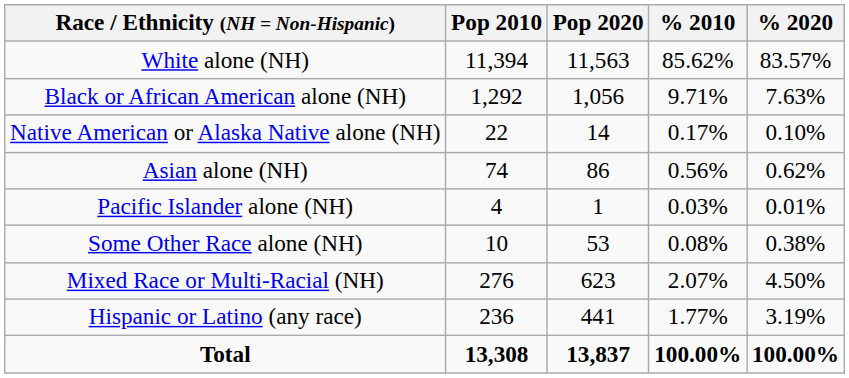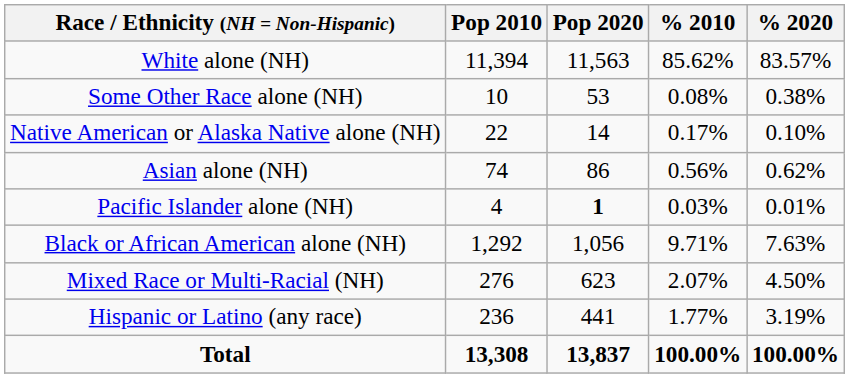rows swapped: (225, 96) <-> (225, 243)
(598, 206) normal -> (598, 206) bold
